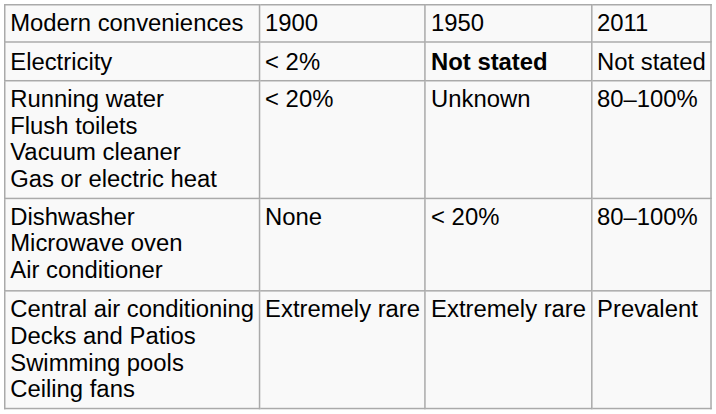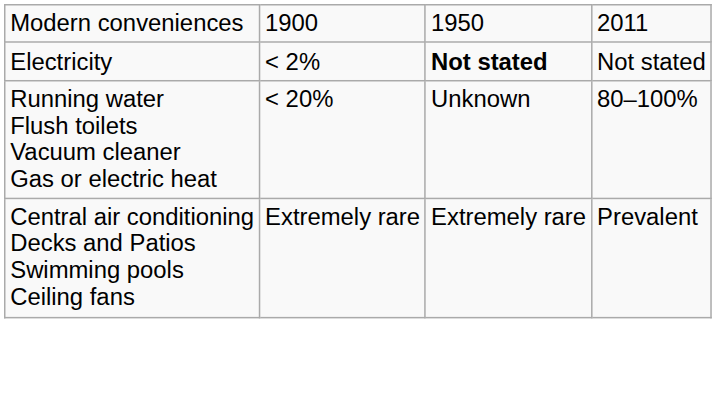- row: (96, 244)
